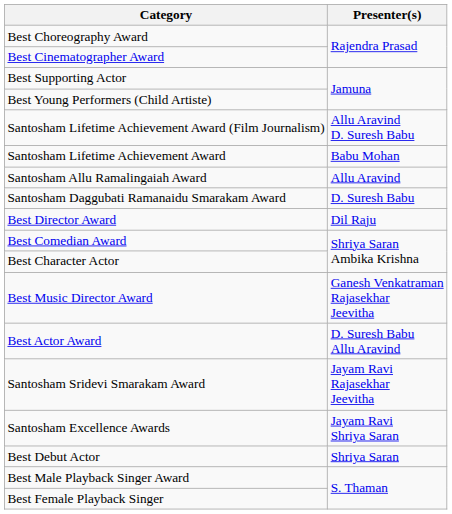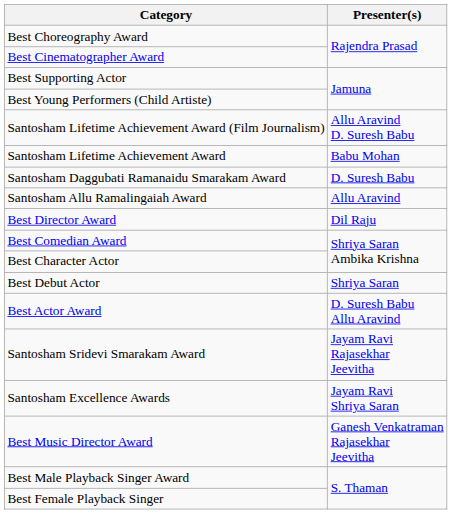rows swapped: (107, 177) <-> (147, 198)
rows swapped: (54, 456) <-> (80, 297)
